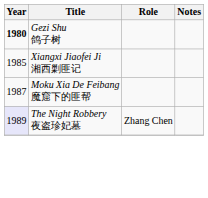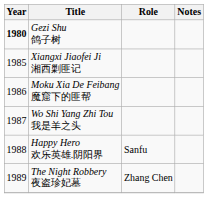(17, 92) 1987 -> (17, 92) 1986
+ row: (72, 120)
+ row: (67, 148)
(17, 120) lavender background -> (17, 178) no background
